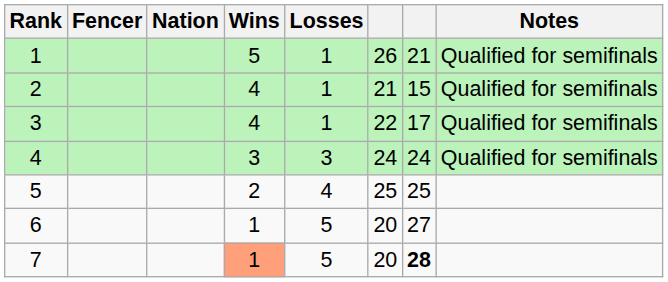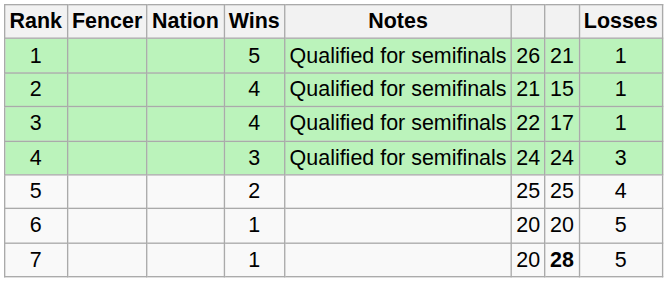columns swapped: (327, 21) <-> (549, 21)
(419, 225) 27 -> (562, 225) 20
(254, 259) lightsalmon background -> (254, 259) no background
